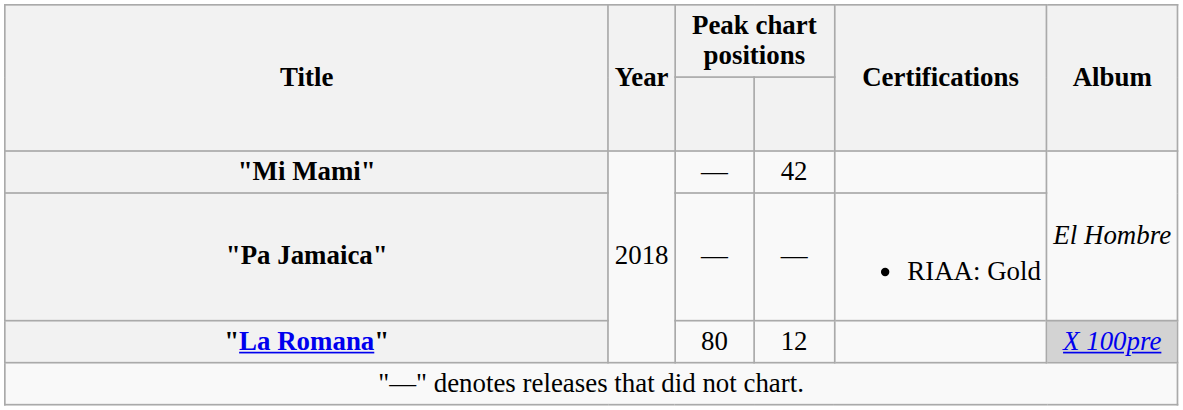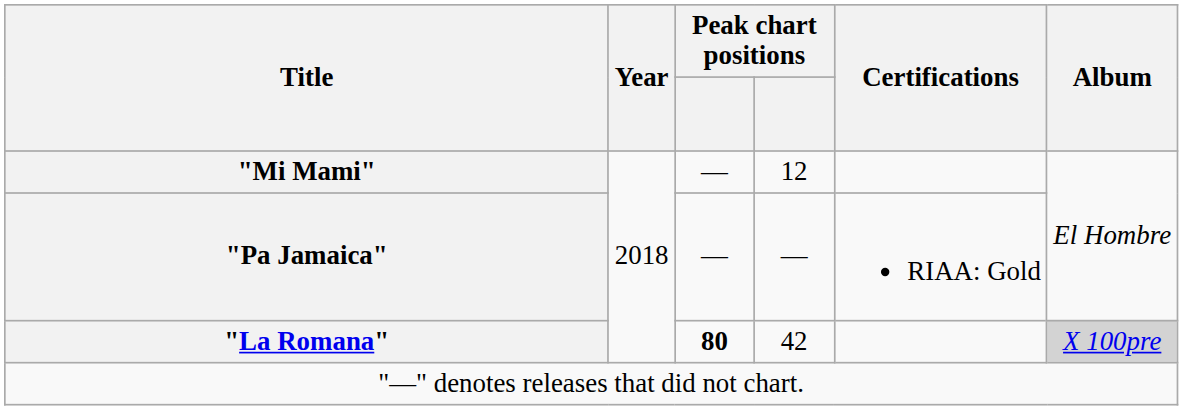(794, 171) 42 -> (794, 171) 12
(715, 340) normal -> (715, 340) bold
(794, 340) 12 -> (794, 340) 42
